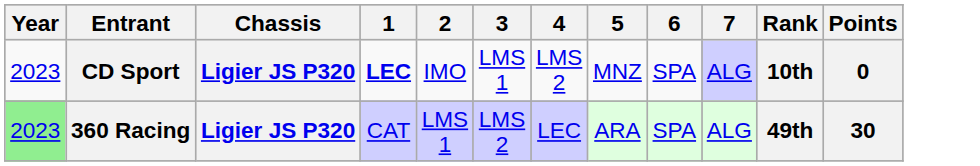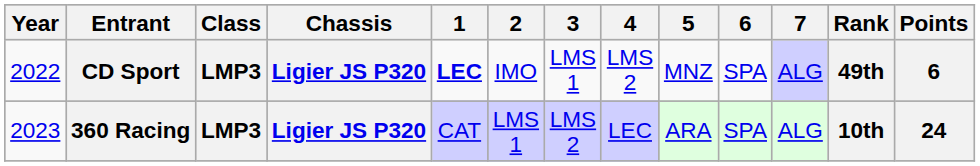+ column: (231, 22)
(35, 70) 2023 -> (35, 70) 2022
(790, 70) 10th -> (861, 70) 49th
(863, 70) 0 -> (934, 70) 6
(35, 131) lightgreen background -> (35, 131) no background
(790, 131) 49th -> (861, 131) 10th
(863, 131) 30 -> (934, 131) 24
